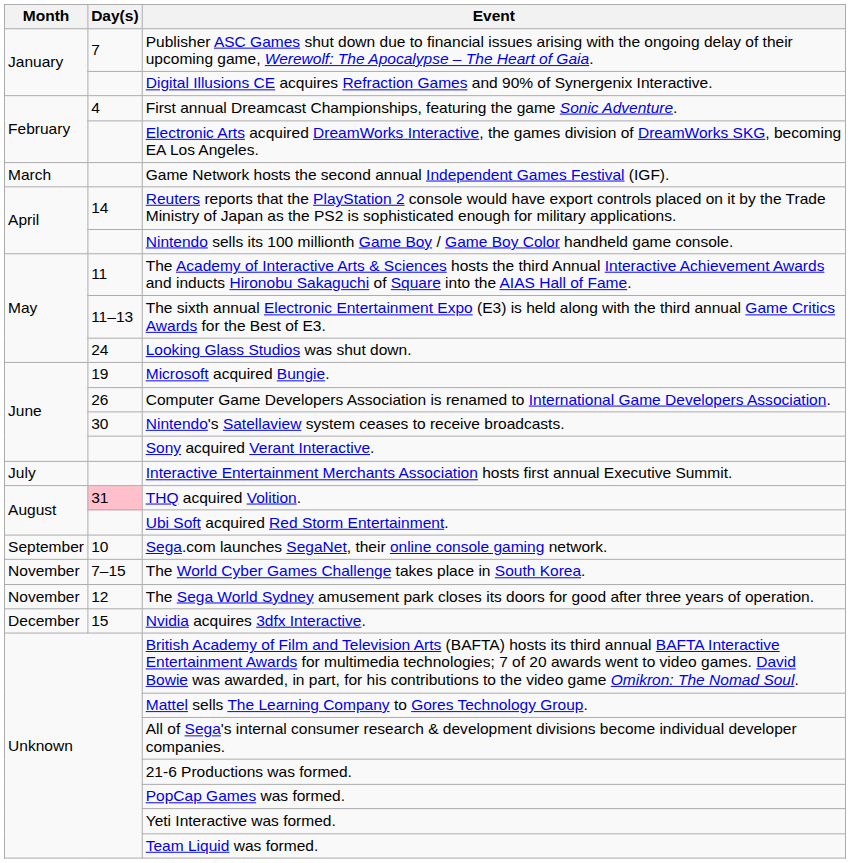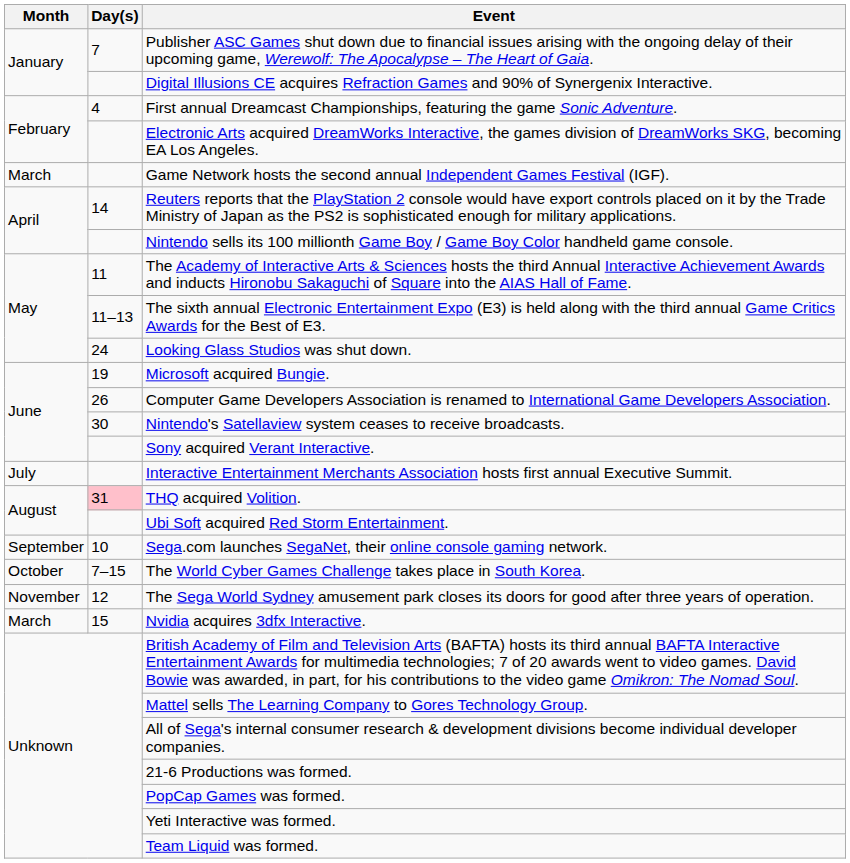(44, 571) November -> (36, 571) October
(44, 620) December -> (30, 620) March
